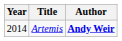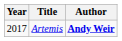(17, 28) 2014 -> (17, 28) 2017
